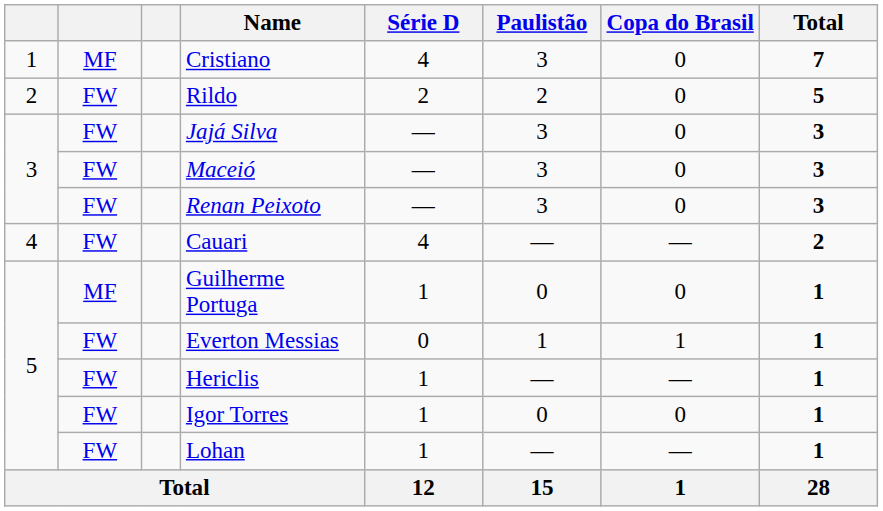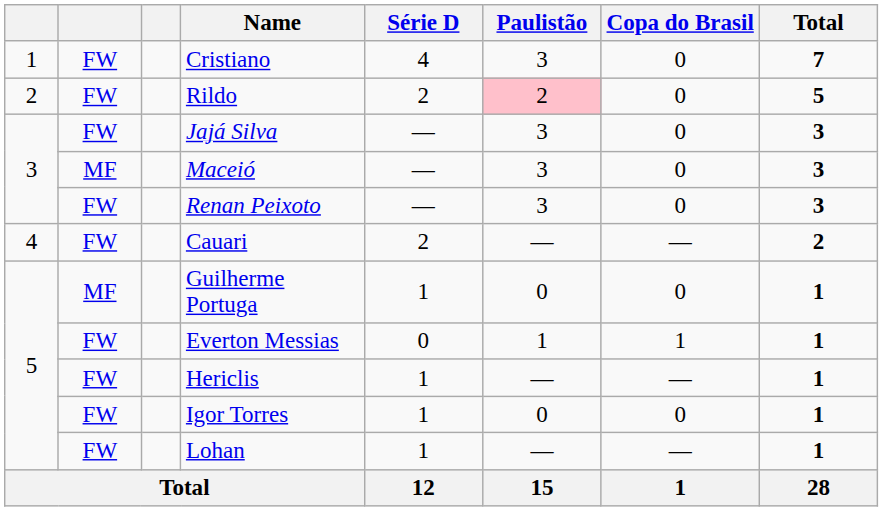(100, 59) MF -> (100, 59) FW
(542, 95) no background -> (542, 95) pink background
(100, 168) FW -> (100, 168) MF
(423, 242) 4 -> (423, 242) 2
